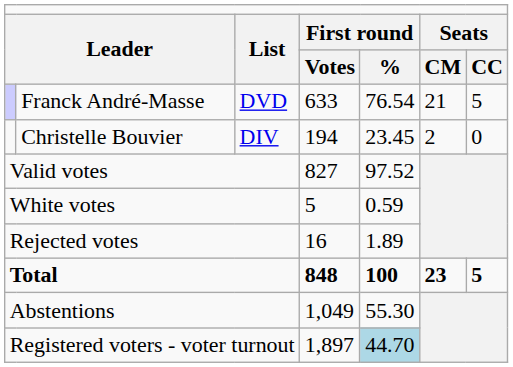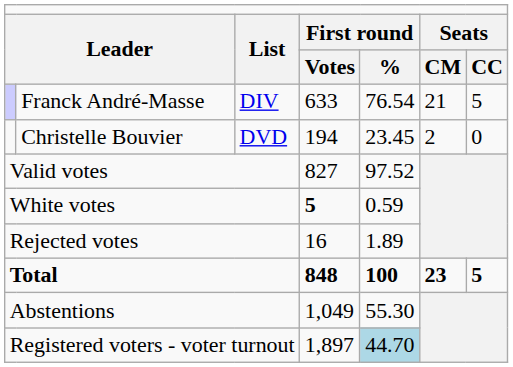(263, 101) DVD -> (259, 101) DIV
(259, 136) DIV -> (263, 136) DVD
(310, 205) normal -> (310, 205) bold
